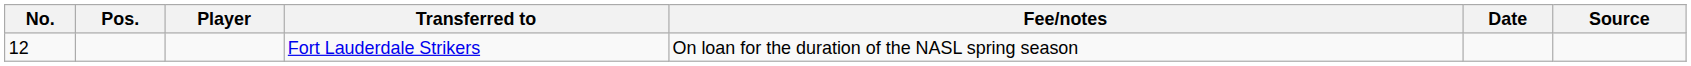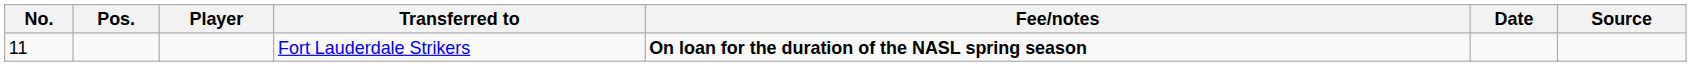(19, 47) 12 -> (18, 47) 11
(875, 47) normal -> (868, 47) bold
